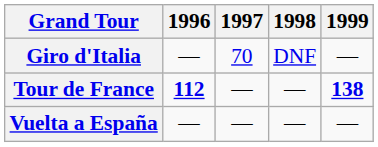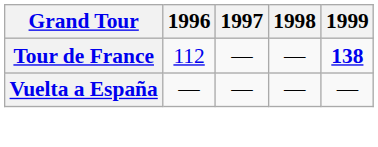- row: (84, 55)
(189, 89) bold -> (189, 55) normal
